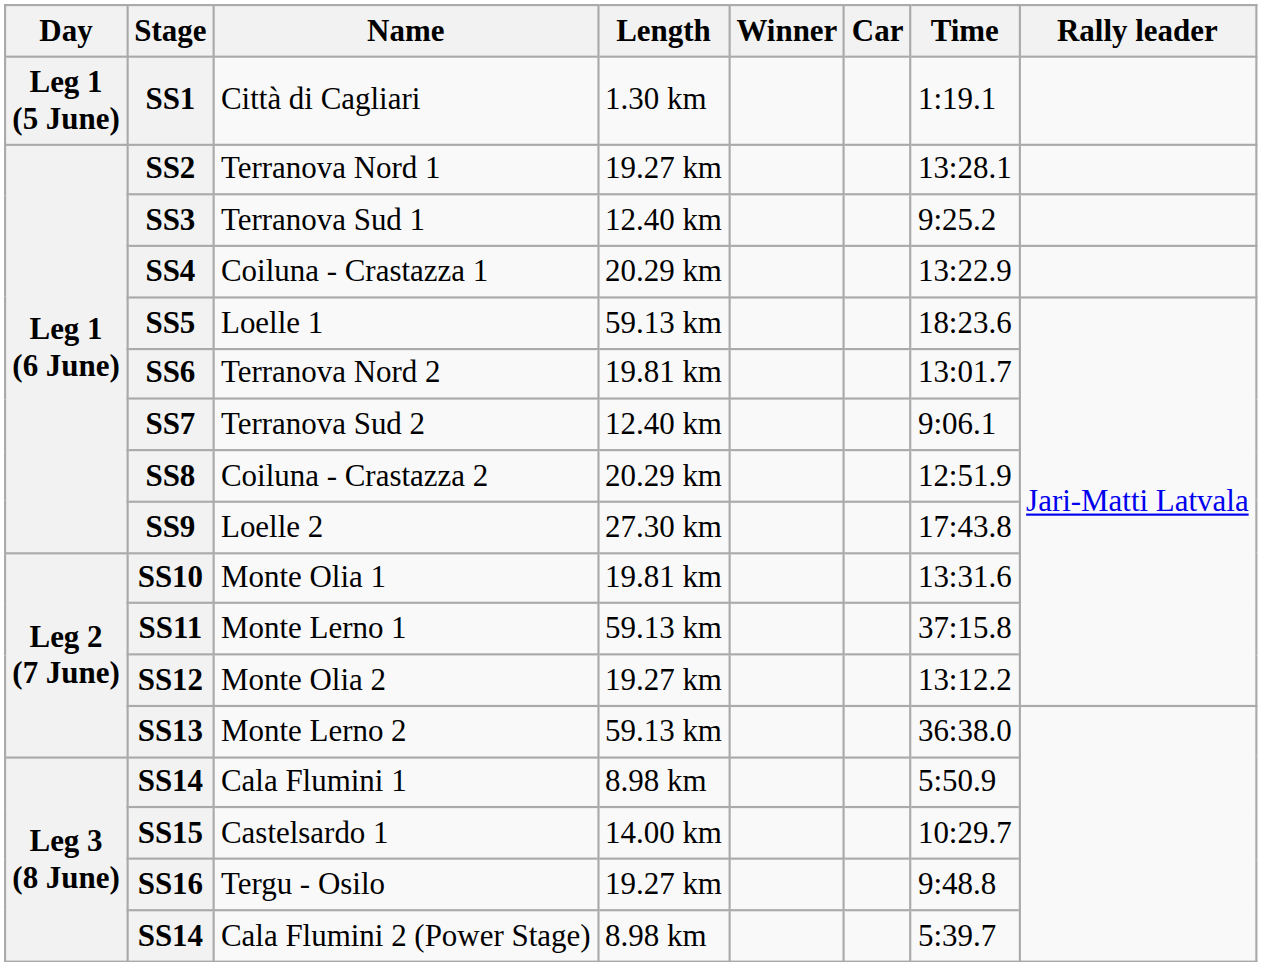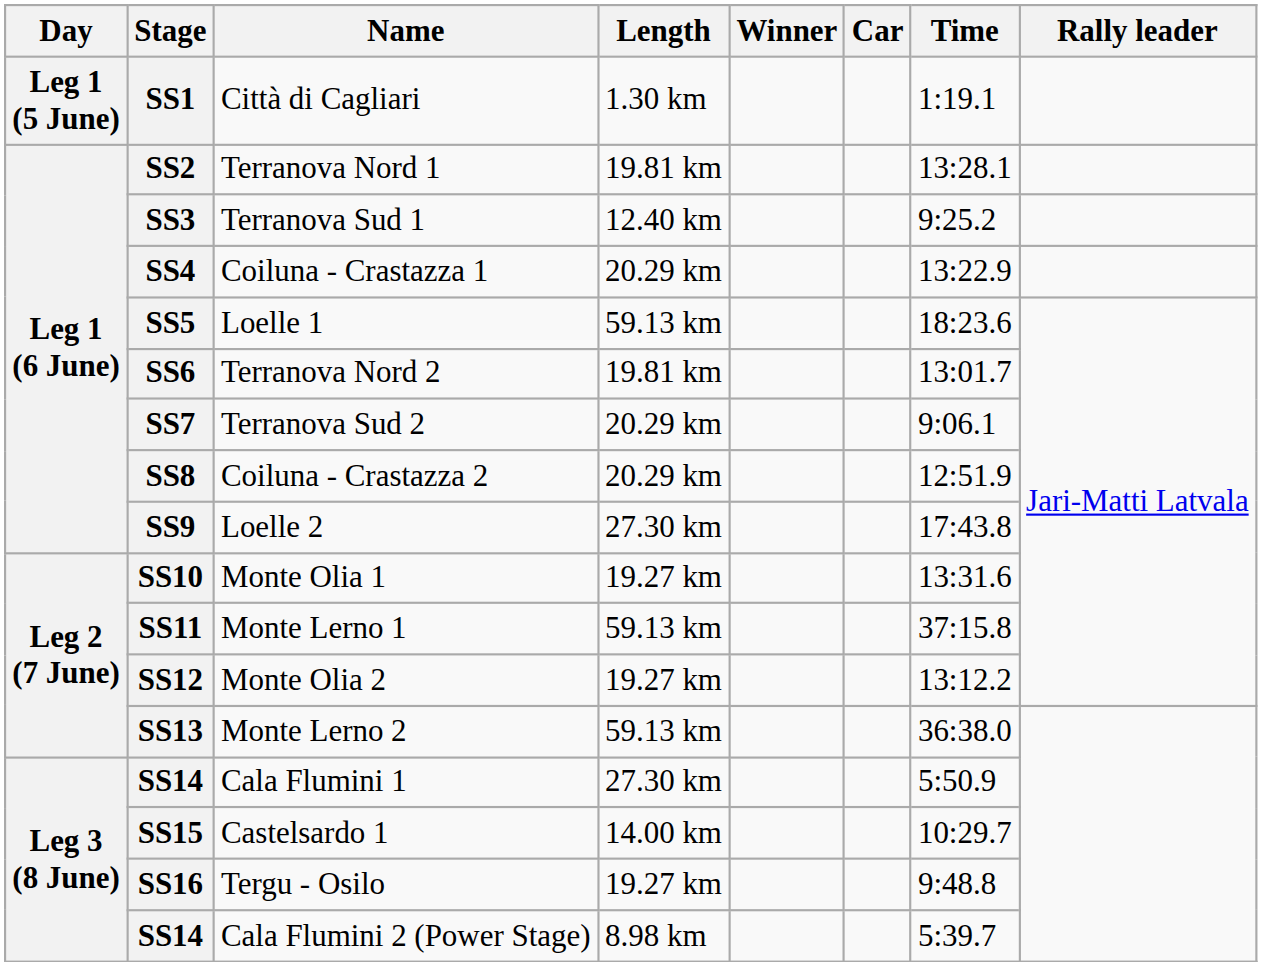(663, 169) 19.27 km -> (663, 169) 19.81 km
(663, 424) 12.40 km -> (663, 424) 20.29 km
(663, 577) 19.81 km -> (663, 577) 19.27 km
(656, 781) 8.98 km -> (663, 781) 27.30 km
